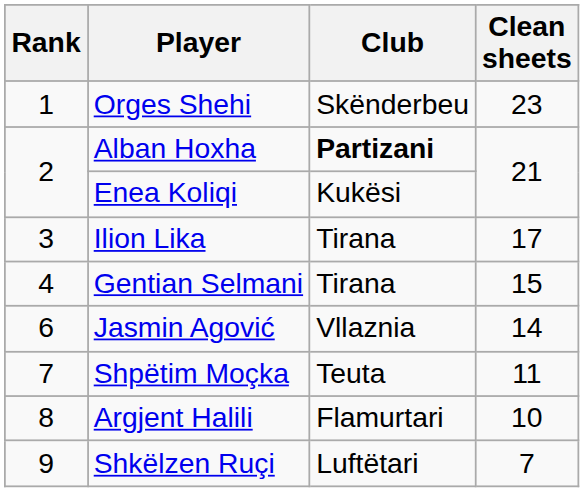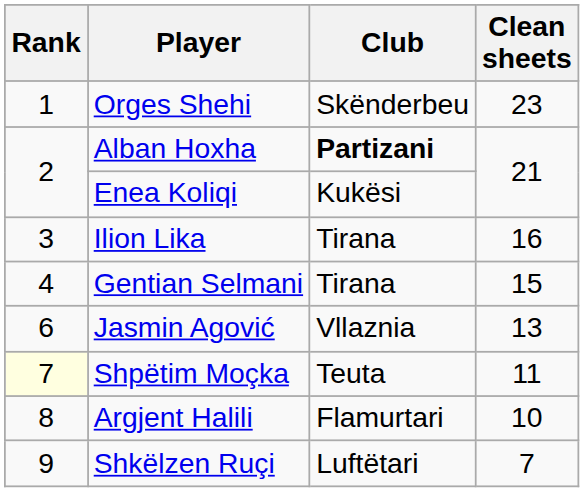(527, 238) 17 -> (527, 238) 16
(527, 328) 14 -> (527, 328) 13
(46, 373) no background -> (46, 373) lightyellow background
